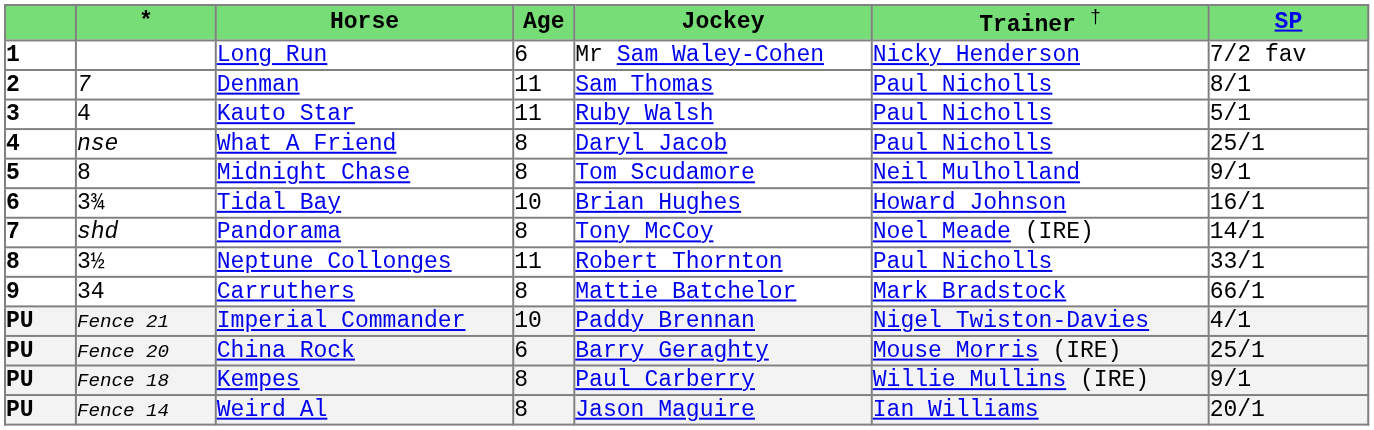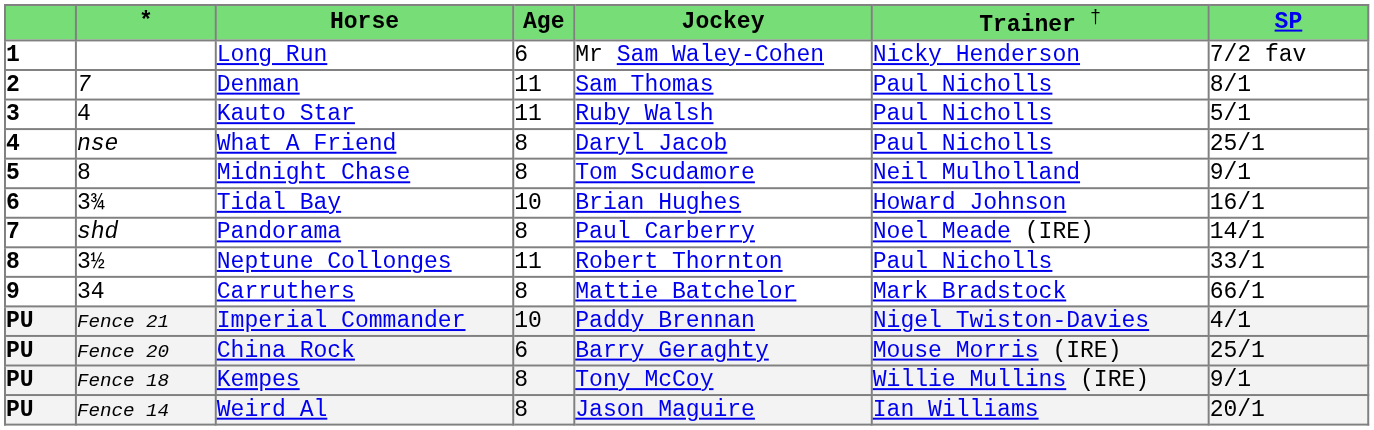(644, 232) Tony McCoy -> (665, 232) Paul Carberry
(665, 380) Paul Carberry -> (644, 380) Tony McCoy
